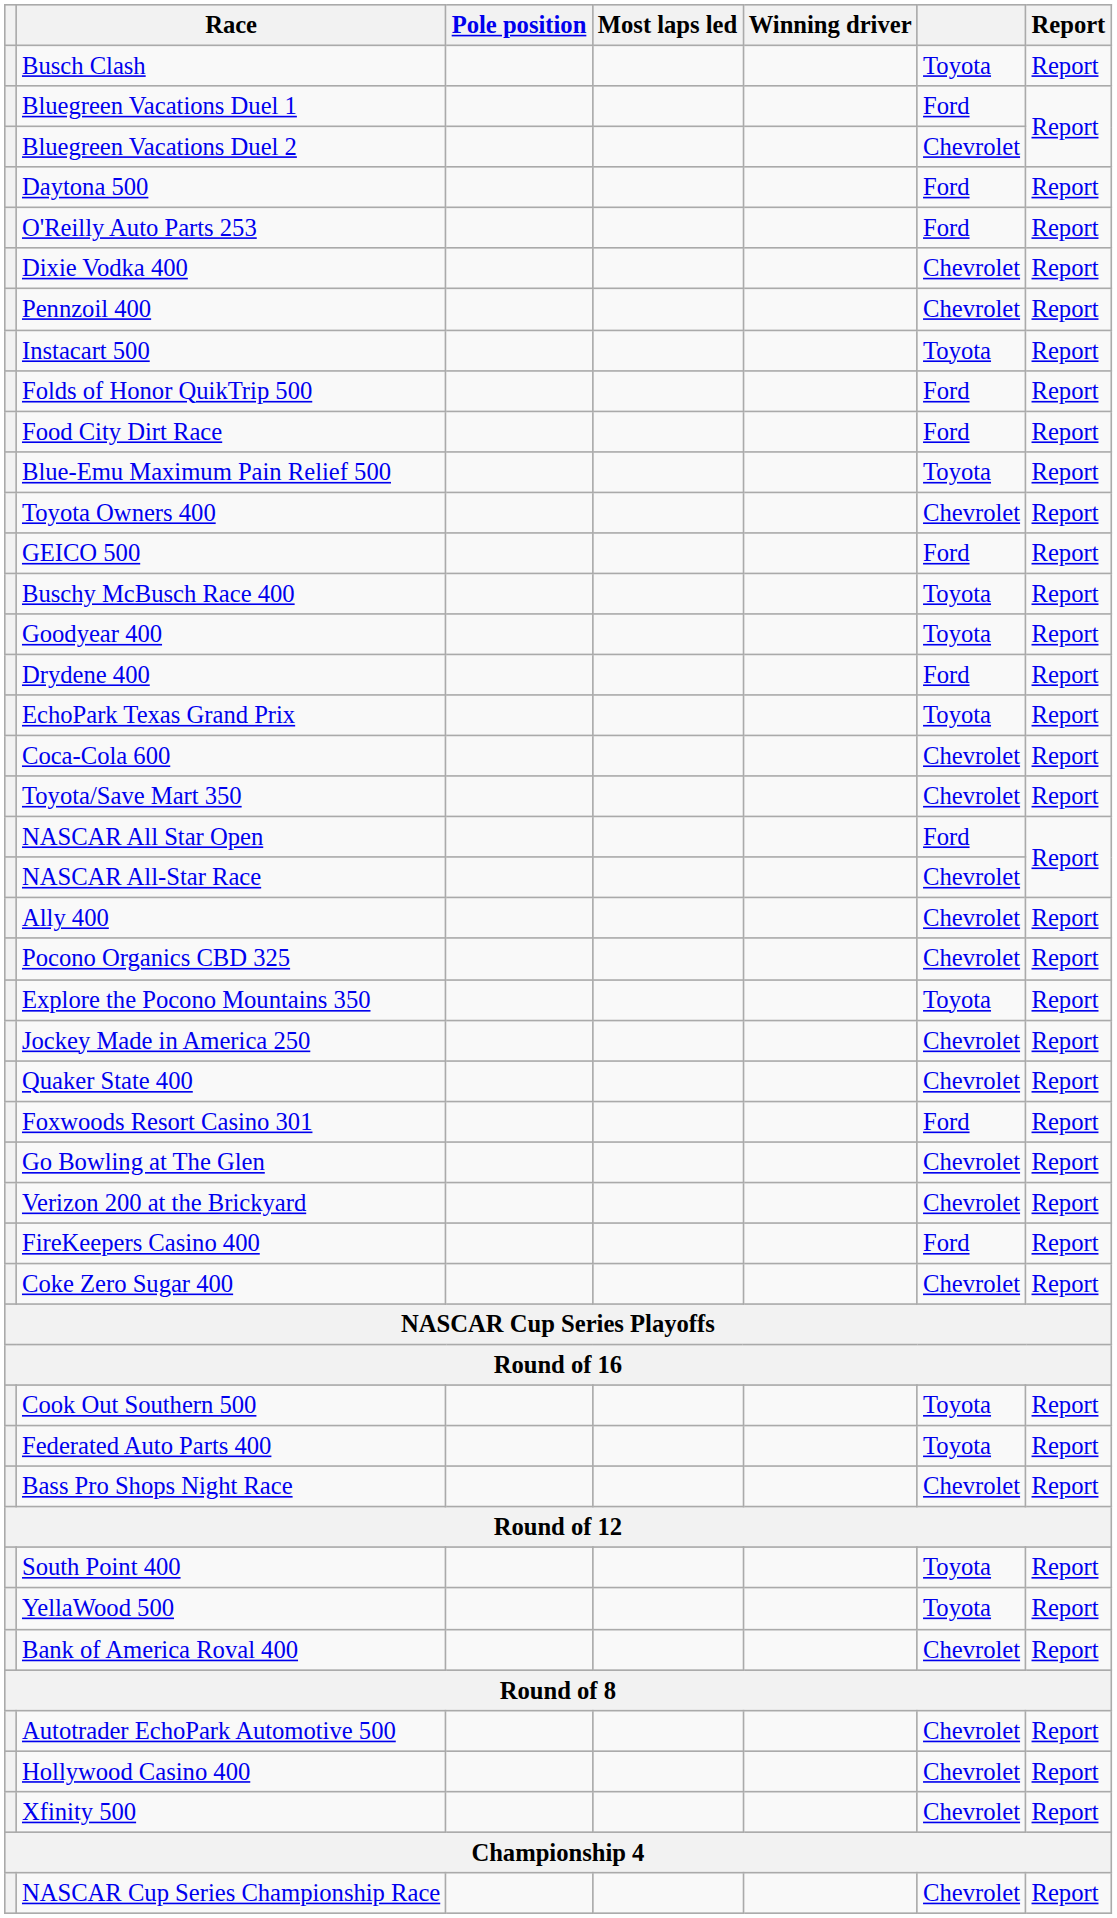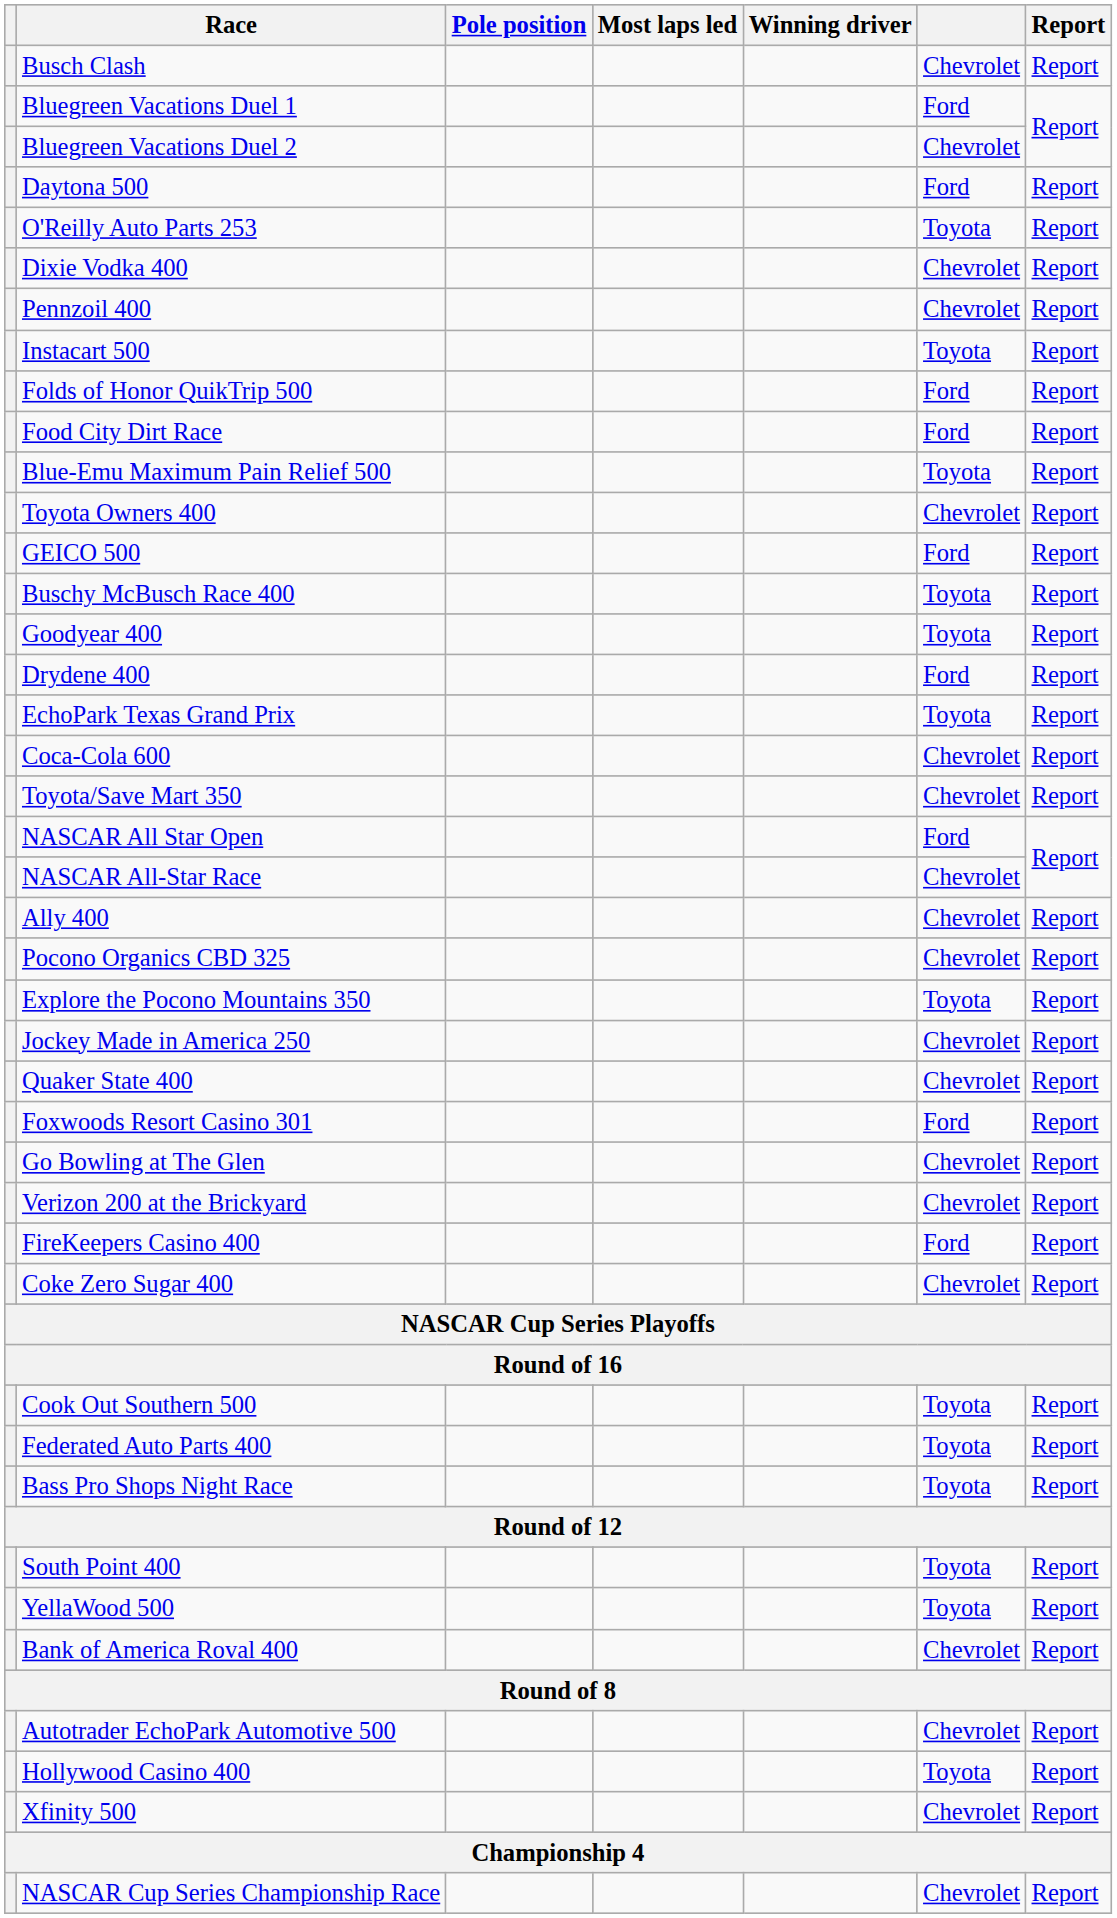(957, 65) Toyota -> (972, 65) Chevrolet
(946, 227) Ford -> (957, 227) Toyota
(972, 1486) Chevrolet -> (957, 1486) Toyota
(972, 1770) Chevrolet -> (957, 1770) Toyota
